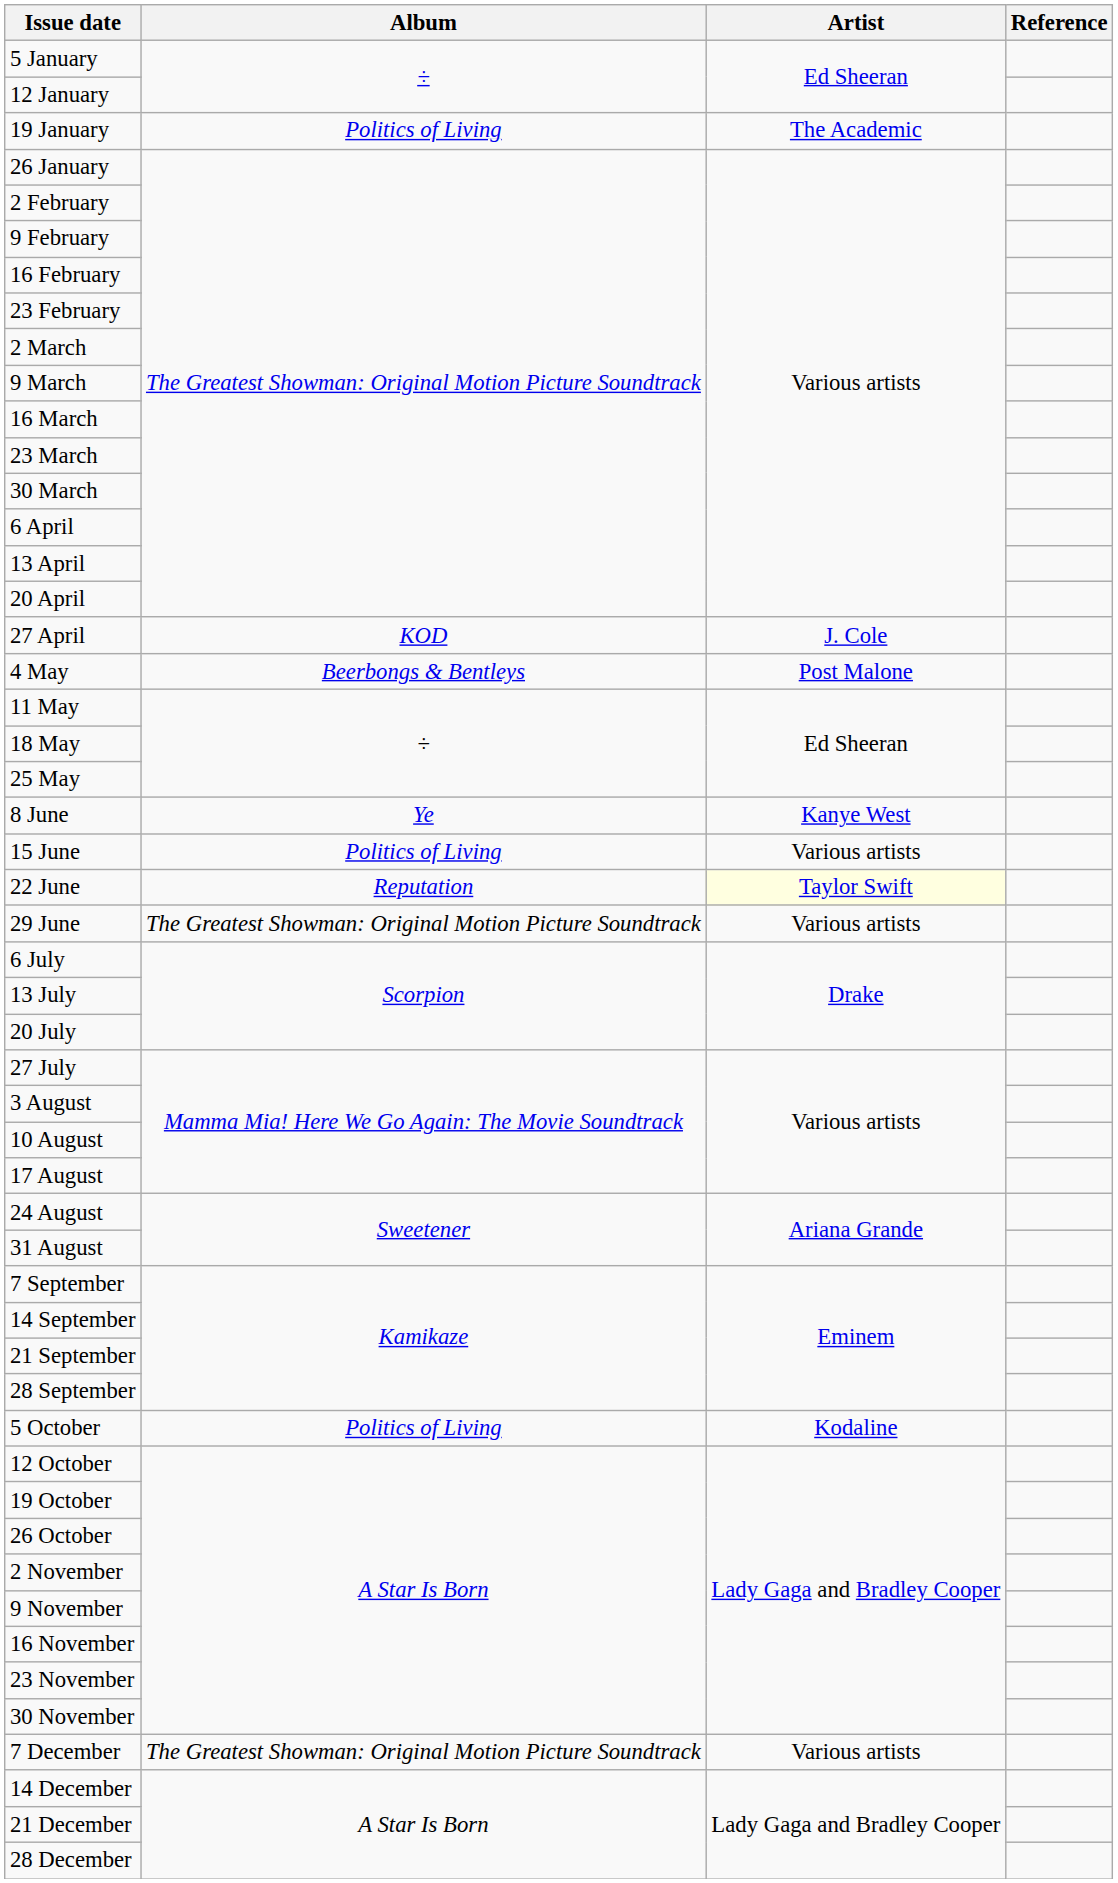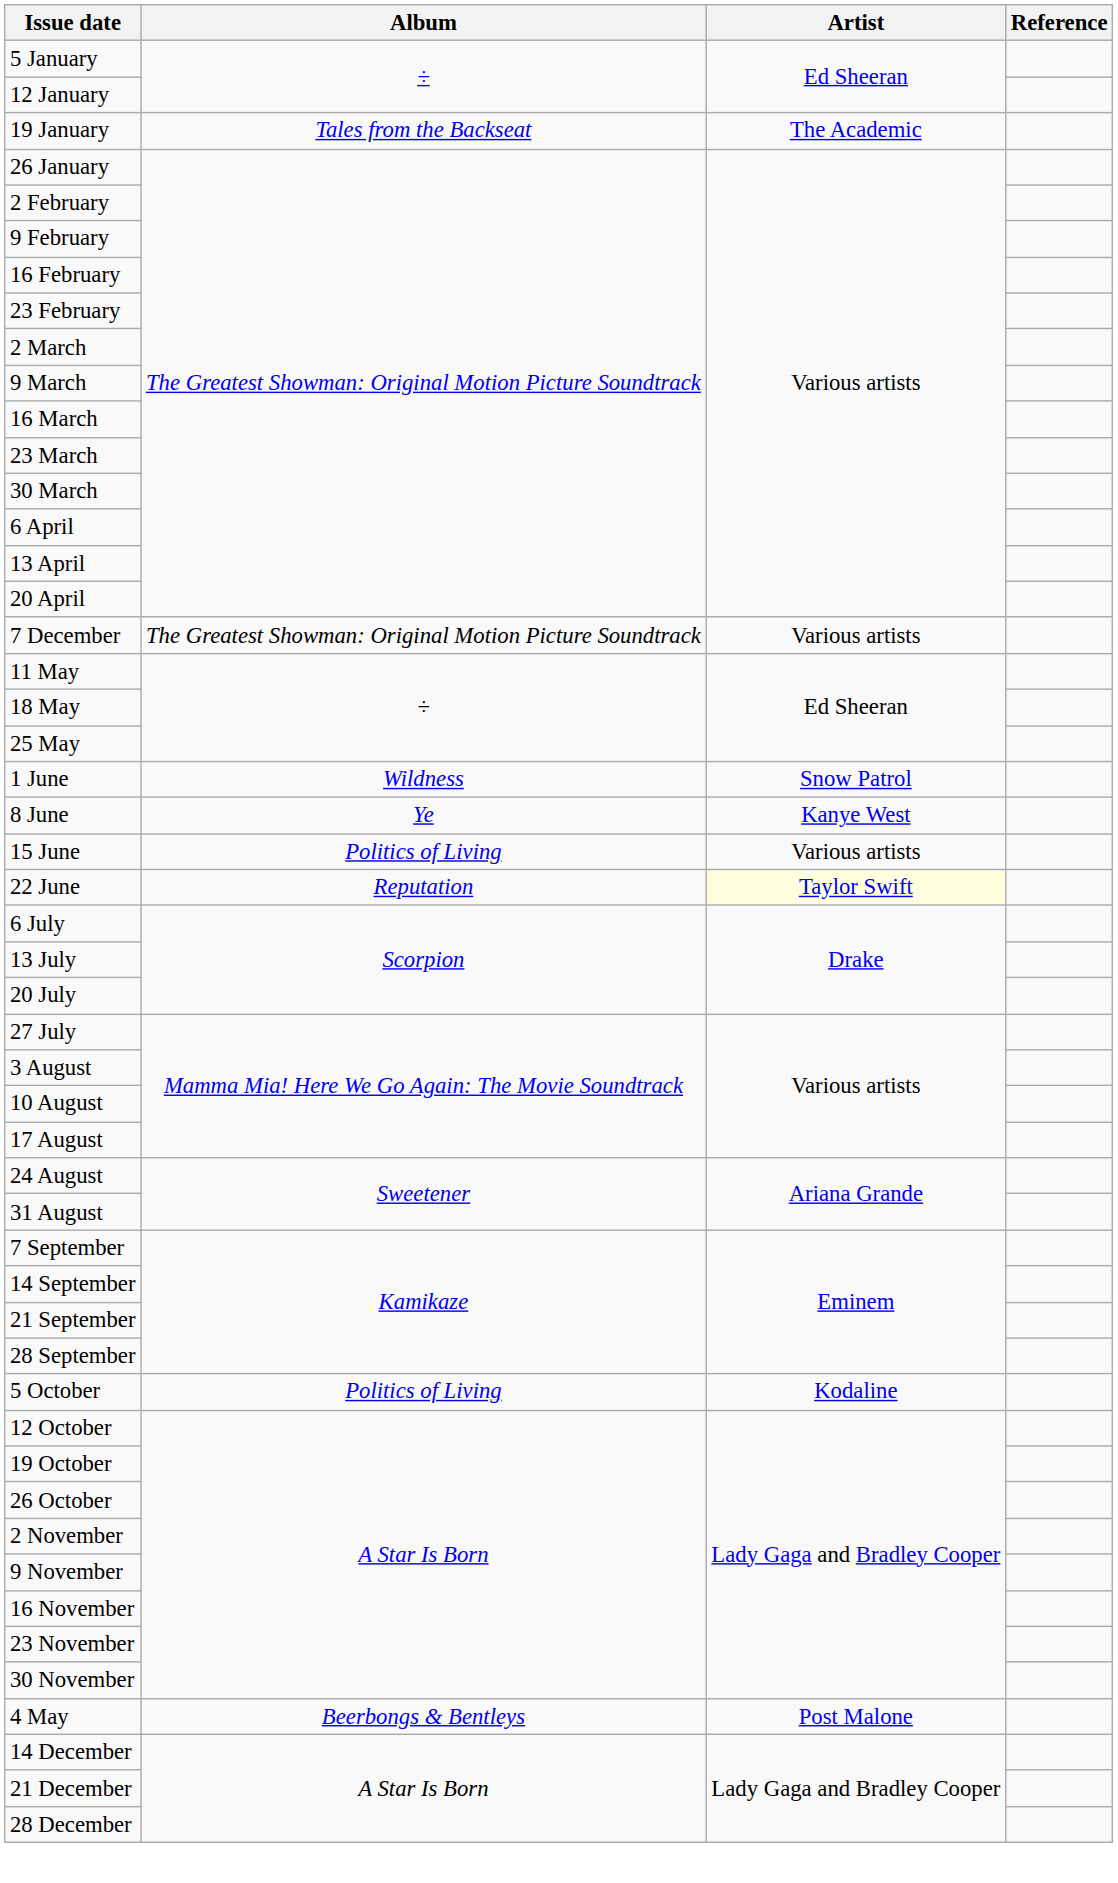(423, 130) Politics of Living -> (423, 130) Tales from the Backseat
- row: (47, 635)
rows swapped: (39, 671) <-> (65, 1752)
+ row: (39, 779)
- row: (45, 923)
